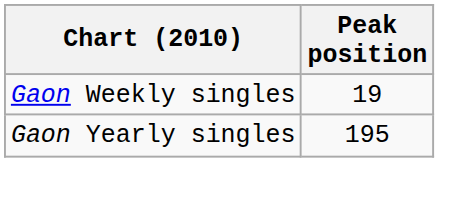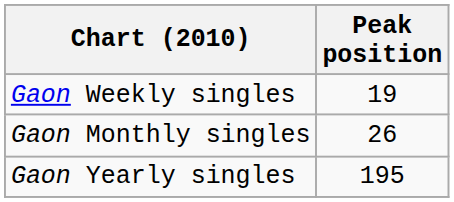+ row: (161, 135)
